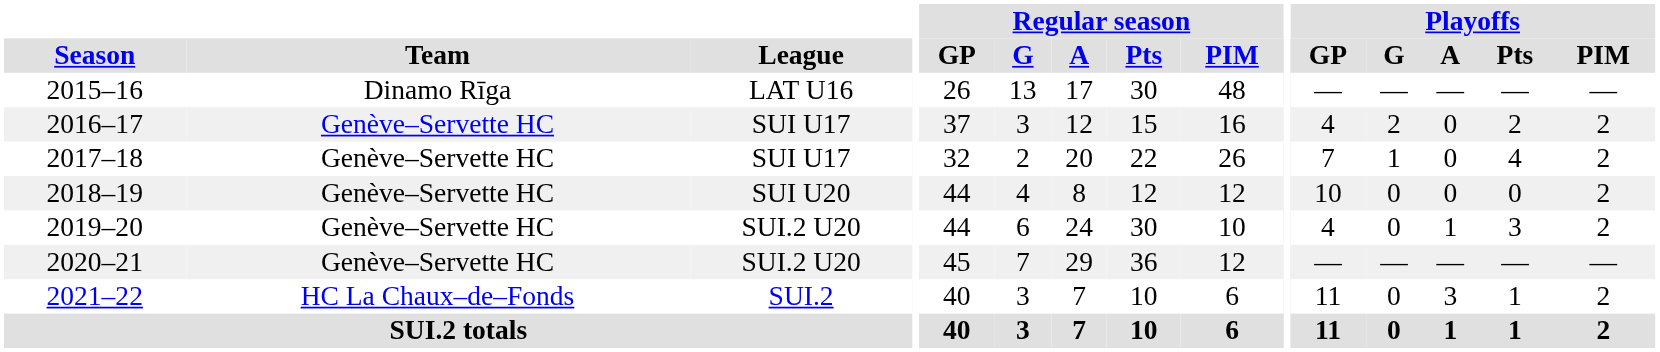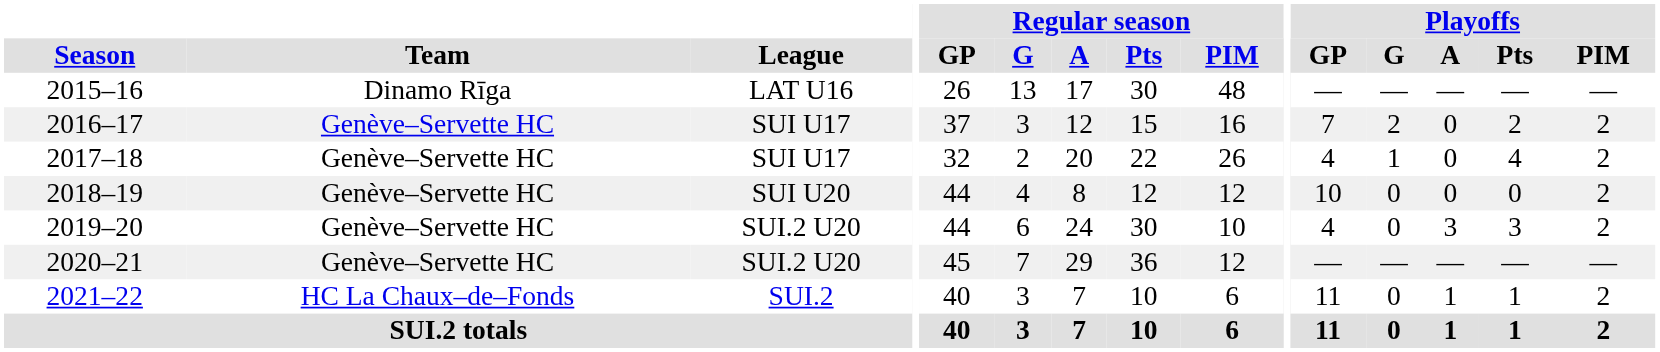(1328, 124) 4 -> (1328, 124) 7
(1328, 158) 7 -> (1328, 158) 4
(1450, 227) 1 -> (1450, 227) 3
(1450, 296) 3 -> (1450, 296) 1
